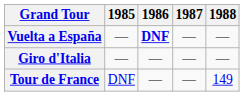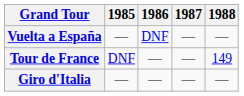(155, 36) bold -> (155, 36) normal
rows swapped: (55, 58) <-> (55, 79)
